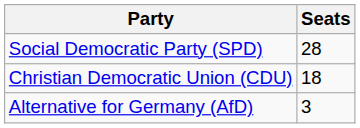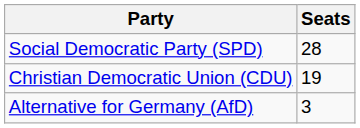(311, 78) 18 -> (311, 78) 19
